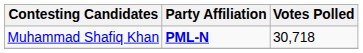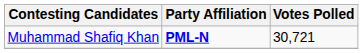(294, 37) 30,718 -> (294, 37) 30,721
